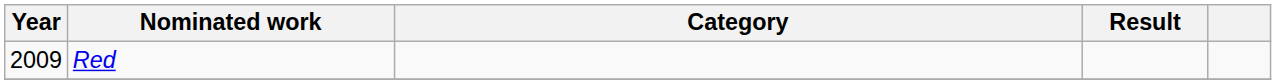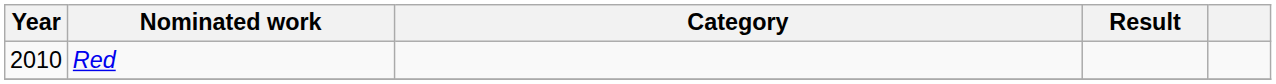(36, 60) 2009 -> (36, 60) 2010
